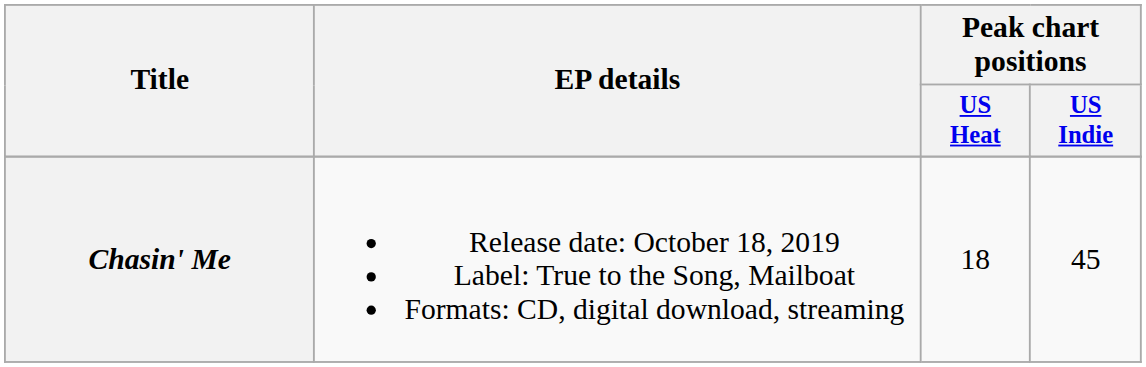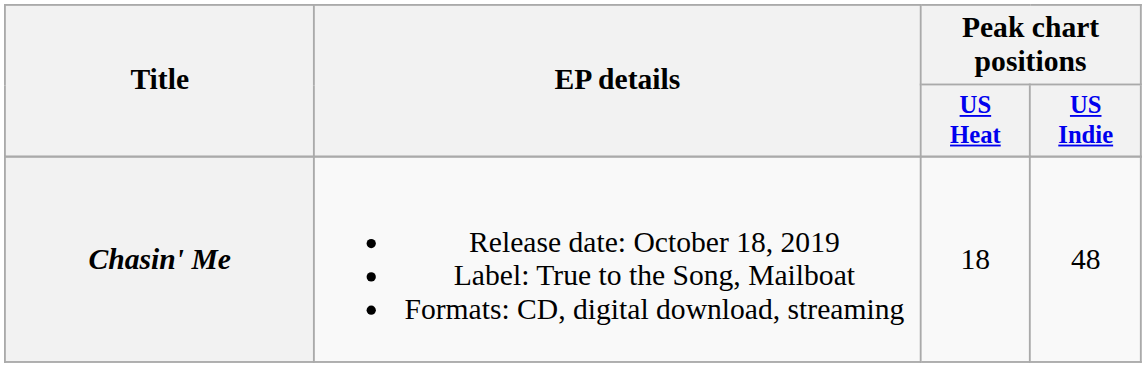(1086, 258) 45 -> (1086, 258) 48
